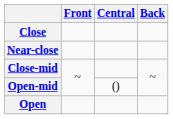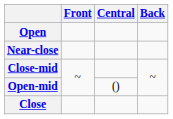rows swapped: (33, 31) <-> (33, 104)
